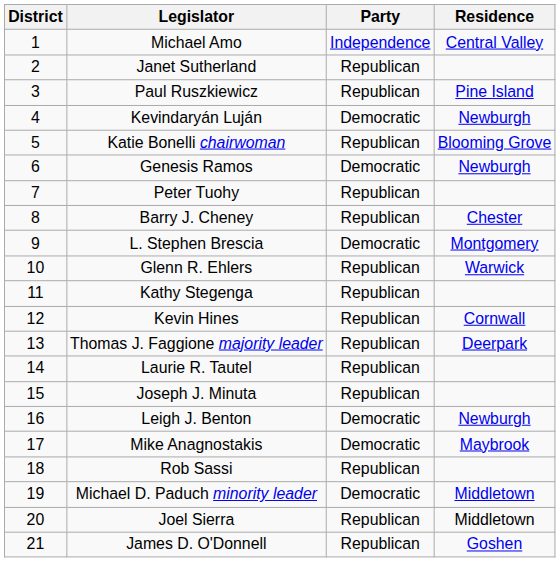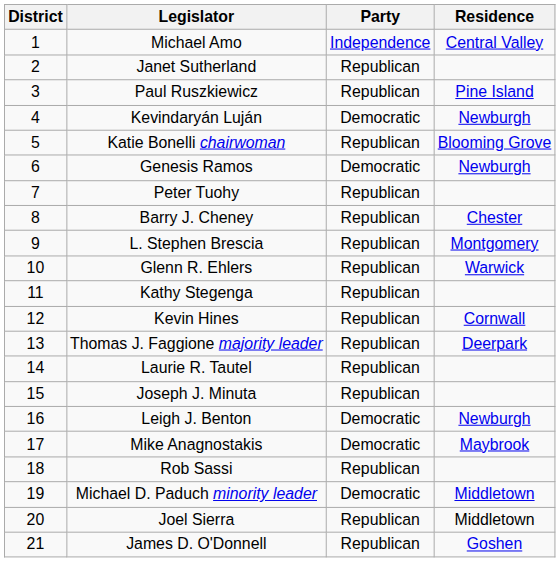(380, 243) Democratic -> (380, 243) Republican
